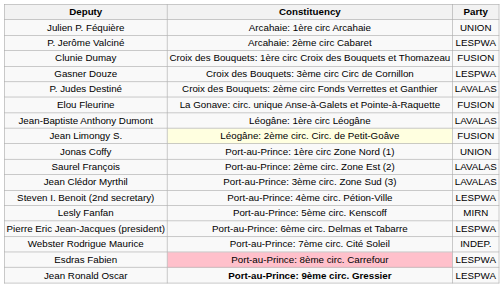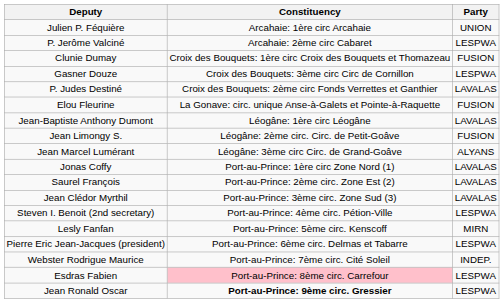(310, 136) lightyellow background -> (310, 136) no background
+ row: (86, 151)
(476, 151) UNION -> (476, 167) LAVALAS
